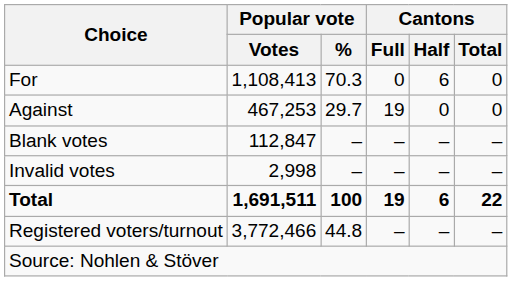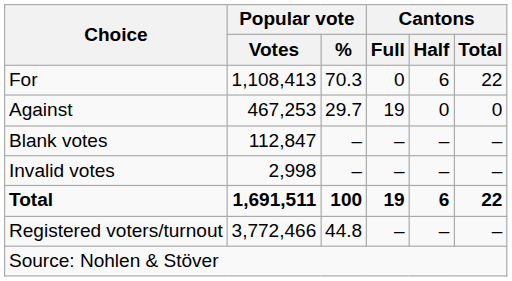(497, 79) 0 -> (492, 79) 22
